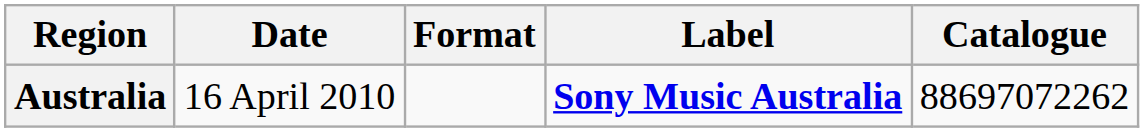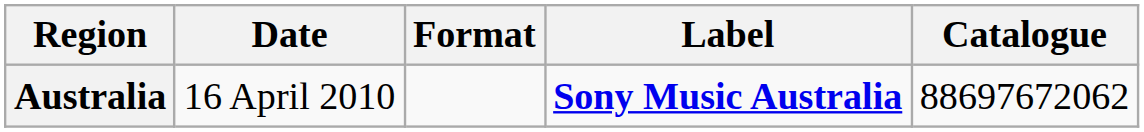(1025, 95) 88697072262 -> (1025, 95) 88697672062
